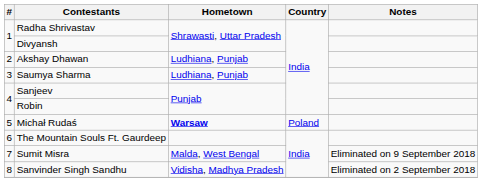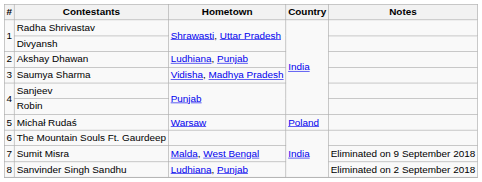(209, 75) Ludhiana, Punjab -> (227, 75) Vidisha, Madhya Pradesh
(189, 122) bold -> (188, 122) normal
(227, 169) Vidisha, Madhya Pradesh -> (209, 169) Ludhiana, Punjab
